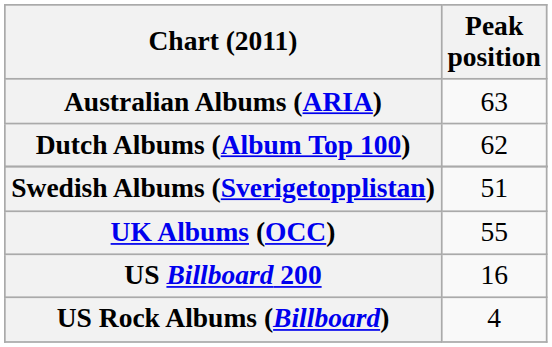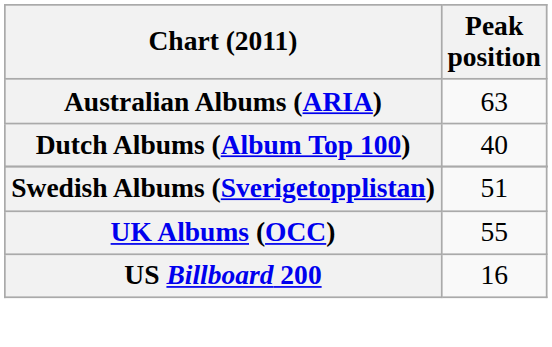(494, 144) 62 -> (494, 144) 40
- row: (223, 319)
